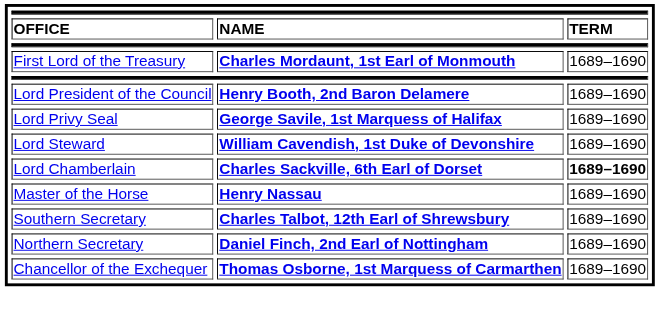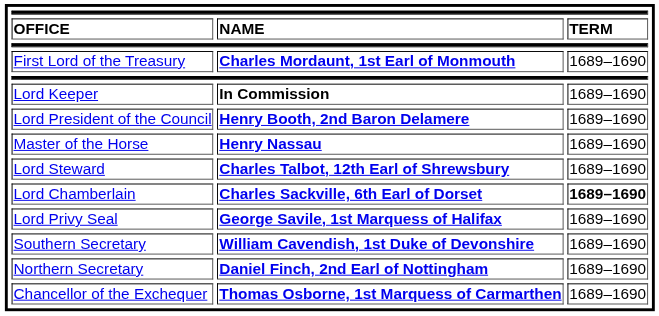+ row: (56, 94)
rows swapped: (66, 119) <-> (81, 194)
(377, 144) William Cavendish, 1st Duke of Devonshire -> (364, 169) Charles Talbot, 12th Earl of Shrewsbury
(364, 219) Charles Talbot, 12th Earl of Shrewsbury -> (377, 244) William Cavendish, 1st Duke of Devonshire
